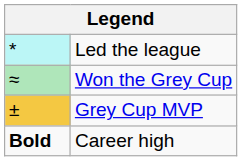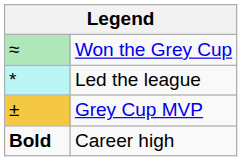rows swapped: (138, 49) <-> (154, 79)
